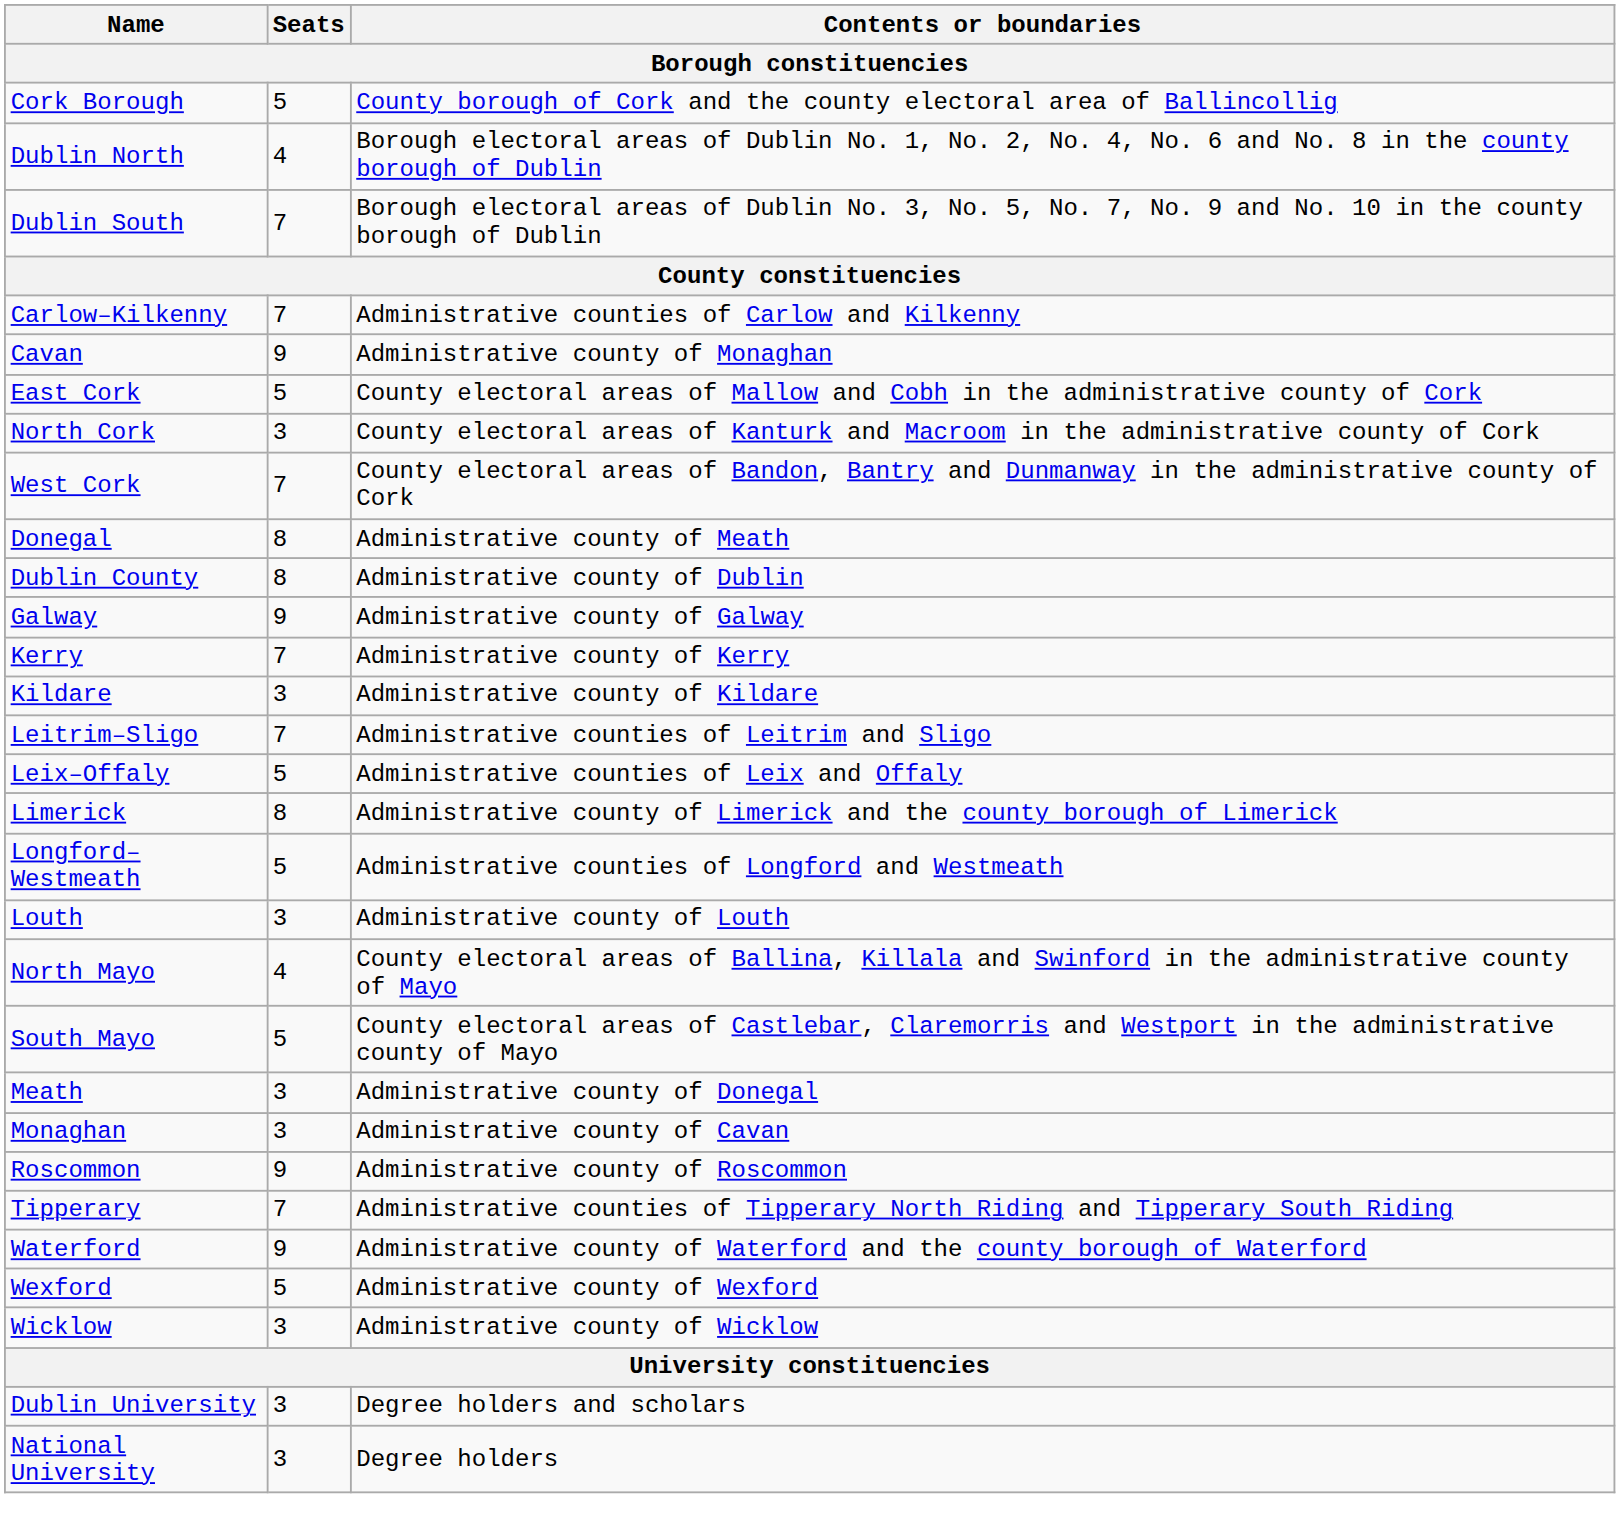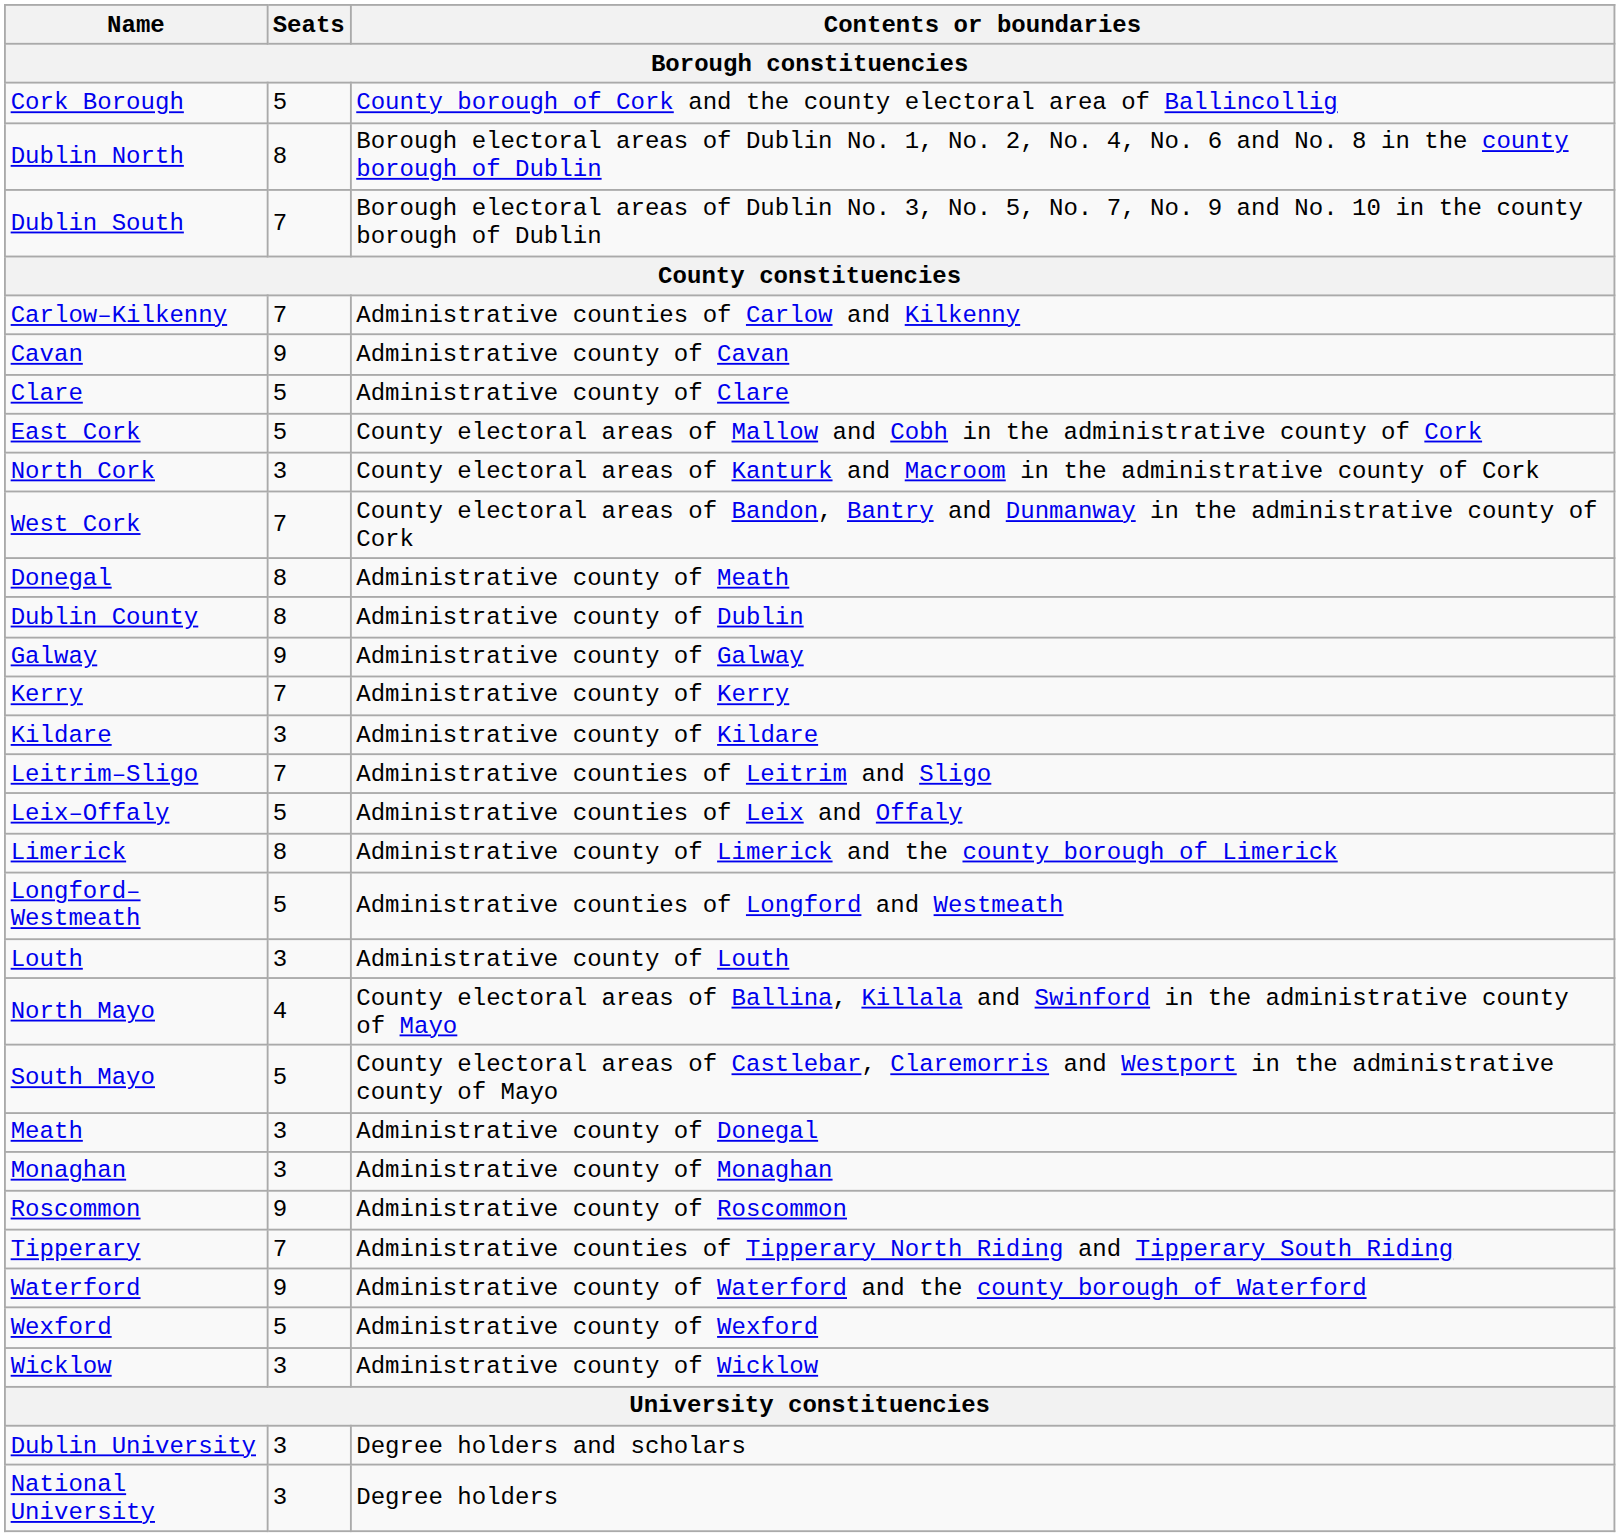(280, 156) 4 -> (280, 156) 8
(594, 354) Administrative county of Monaghan -> (573, 354) Administrative county of Cavan
+ row: (47, 394)
(573, 1132) Administrative county of Cavan -> (594, 1171) Administrative county of Monaghan
